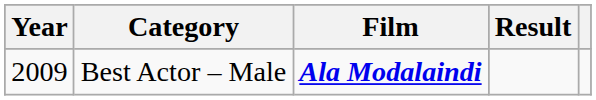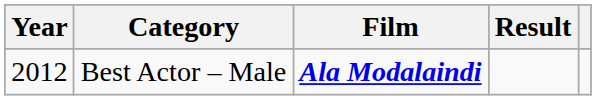(40, 71) 2009 -> (40, 71) 2012
